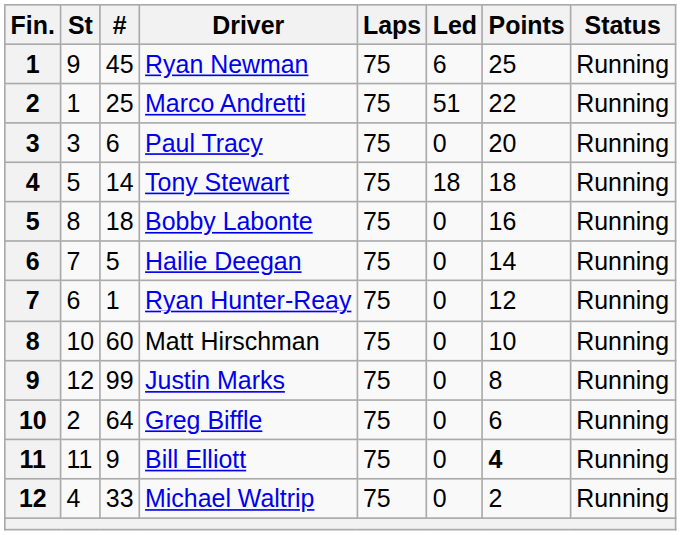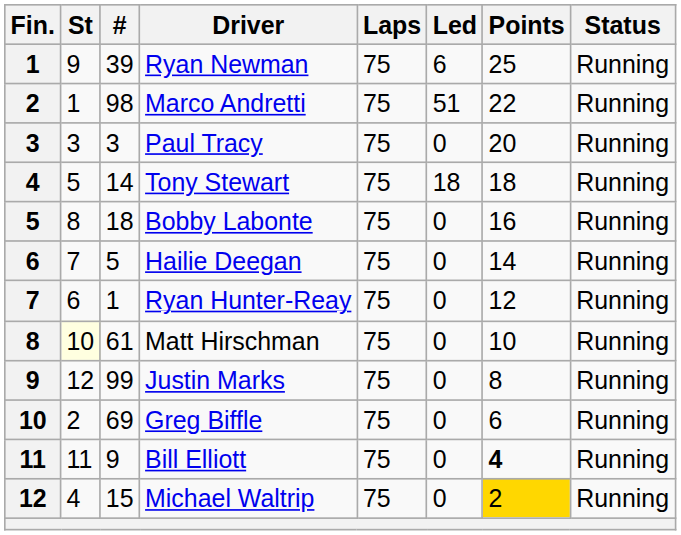(120, 64) 45 -> (120, 64) 39
(120, 104) 25 -> (120, 104) 98
(113, 143) 6 -> (113, 143) 3
(80, 340) no background -> (80, 340) lightyellow background
(120, 340) 60 -> (120, 340) 61
(120, 419) 64 -> (120, 419) 69
(120, 498) 33 -> (120, 498) 15
(496, 498) no background -> (496, 498) gold background
